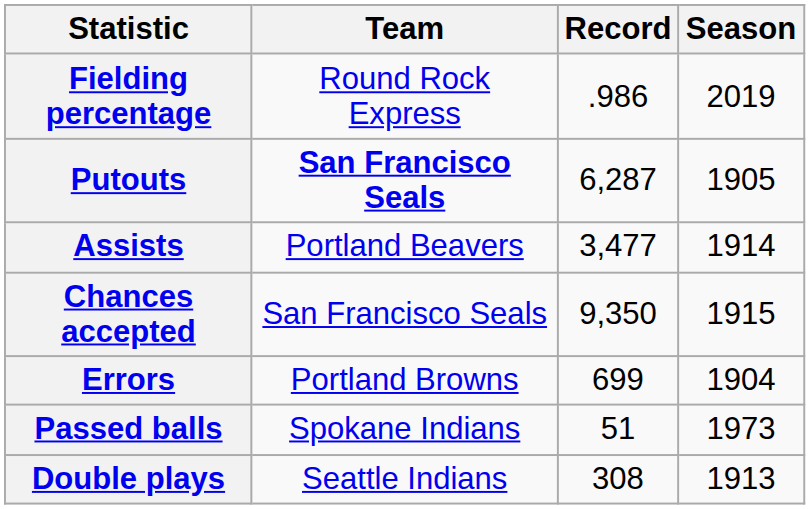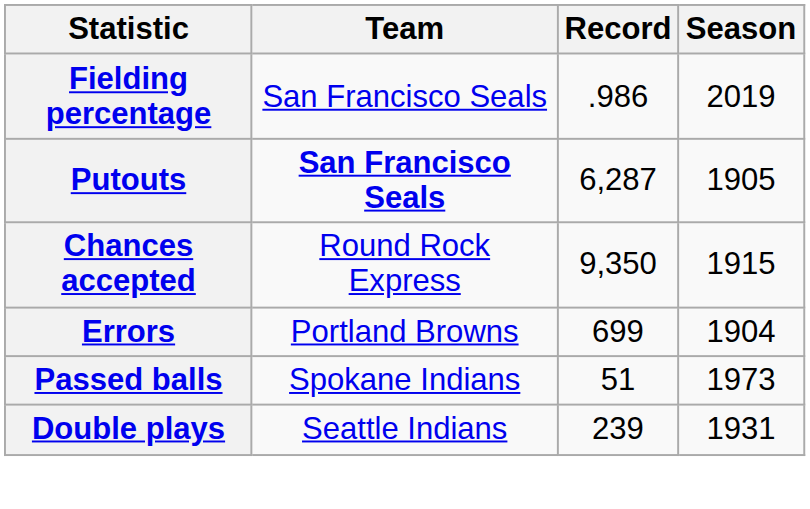(405, 95) Round Rock Express -> (405, 95) San Francisco Seals
- row: (129, 246)
(405, 313) San Francisco Seals -> (405, 264) Round Rock Express
(618, 478) 308 -> (618, 429) 239
(741, 478) 1913 -> (741, 429) 1931
